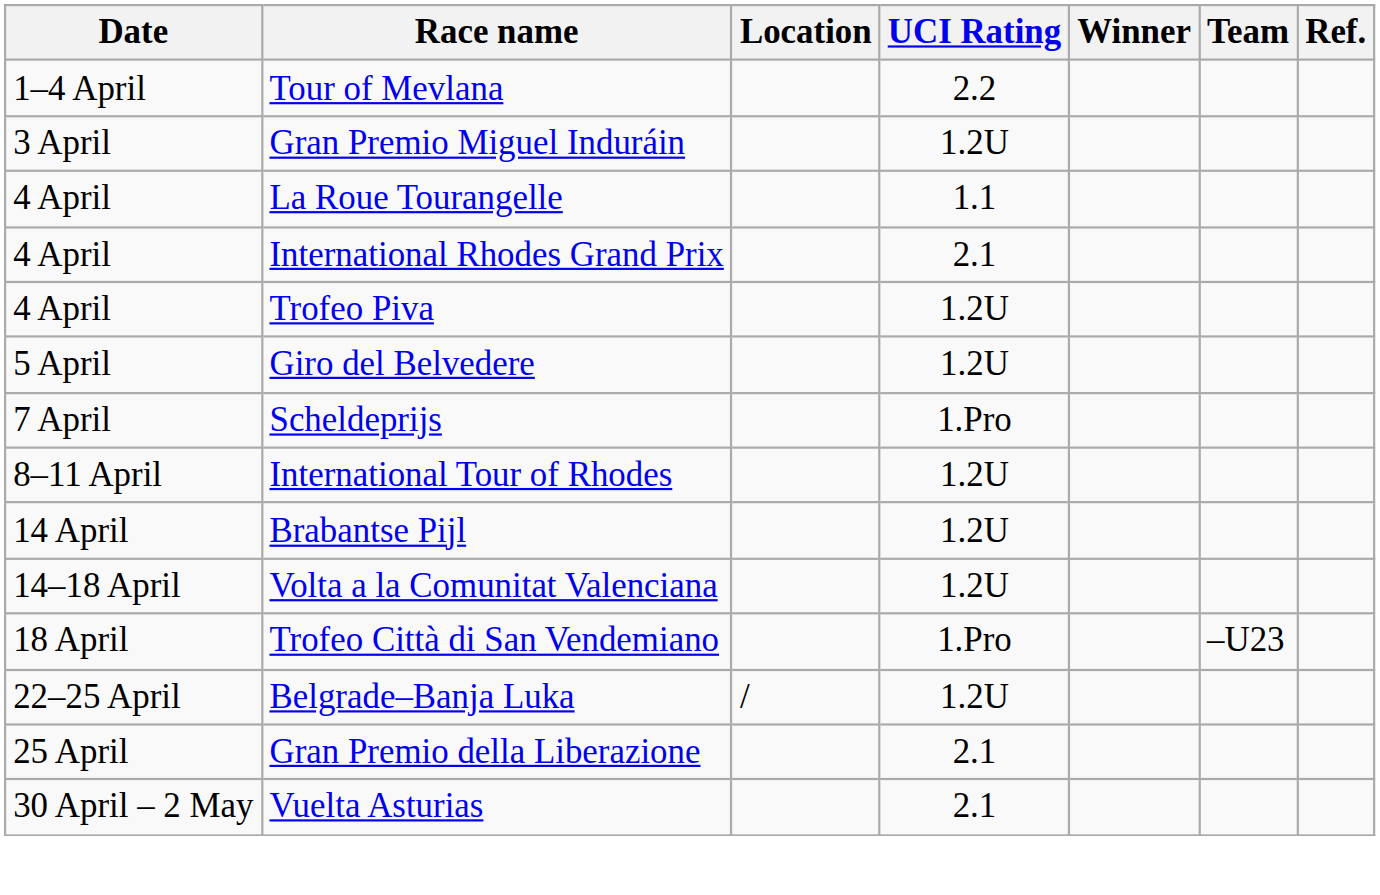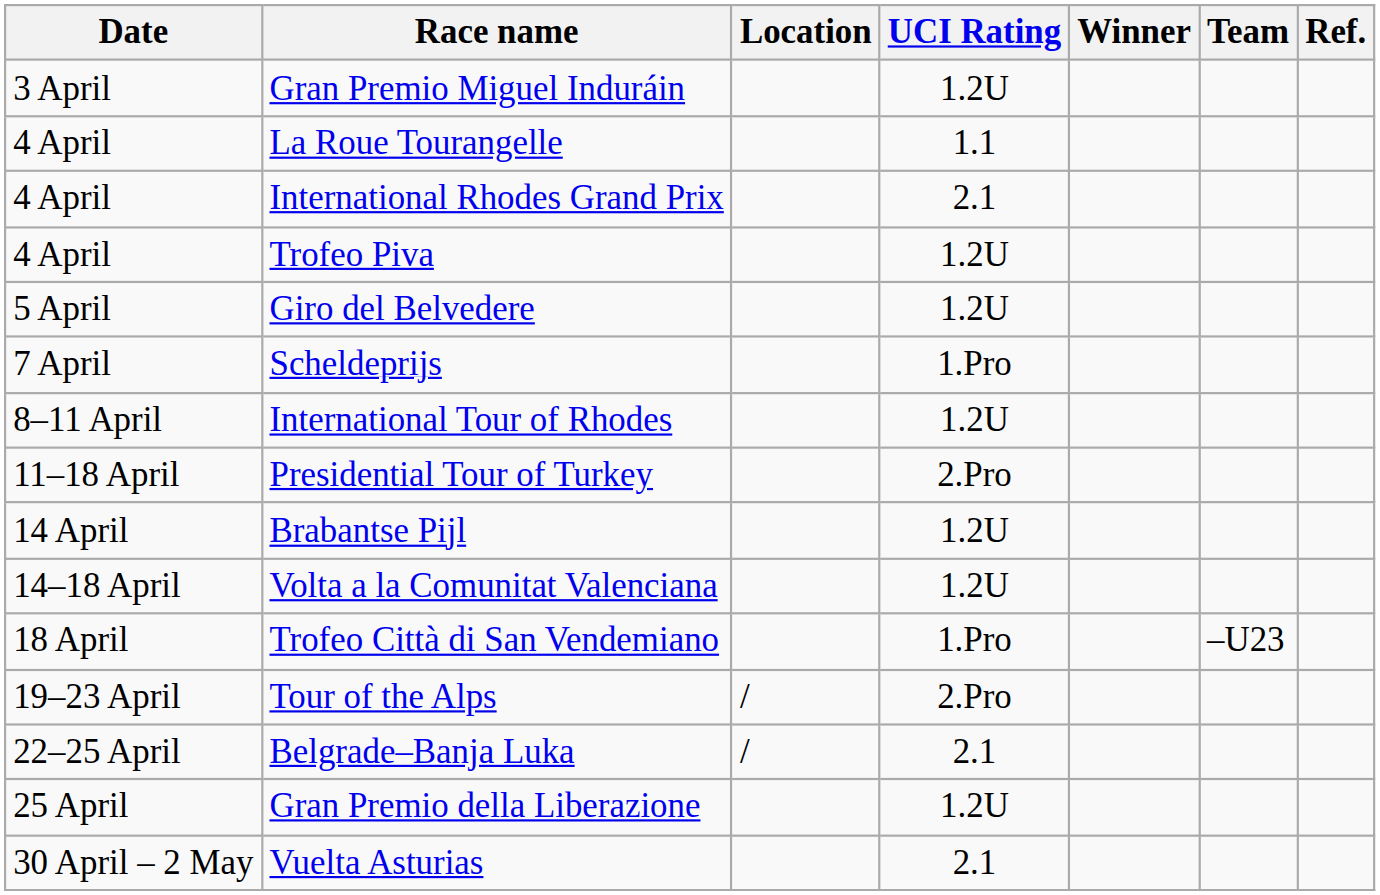- row: (386, 87)
+ row: (461, 474)
+ row: (383, 695)
(974, 695) 1.2U -> (974, 751) 2.1
(974, 751) 2.1 -> (974, 806) 1.2U
